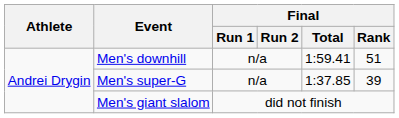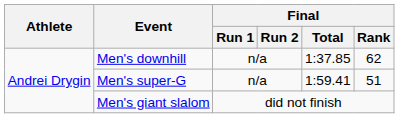(328, 59) 1:59.41 -> (328, 59) 1:37.85
(374, 59) 51 -> (374, 59) 62
(328, 81) 1:37.85 -> (328, 81) 1:59.41
(374, 81) 39 -> (374, 81) 51
